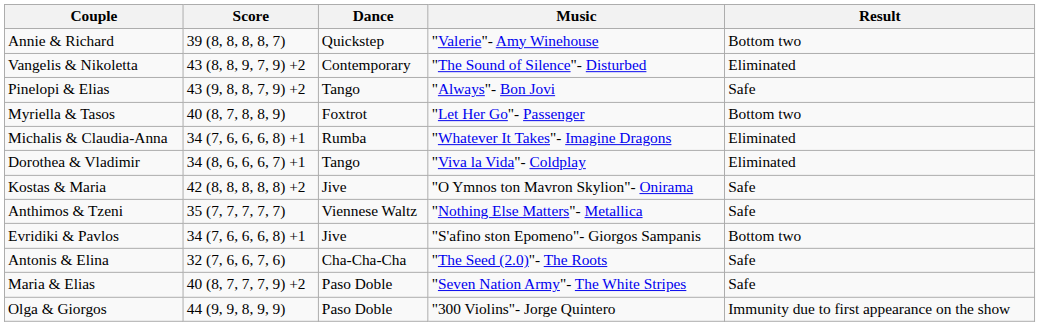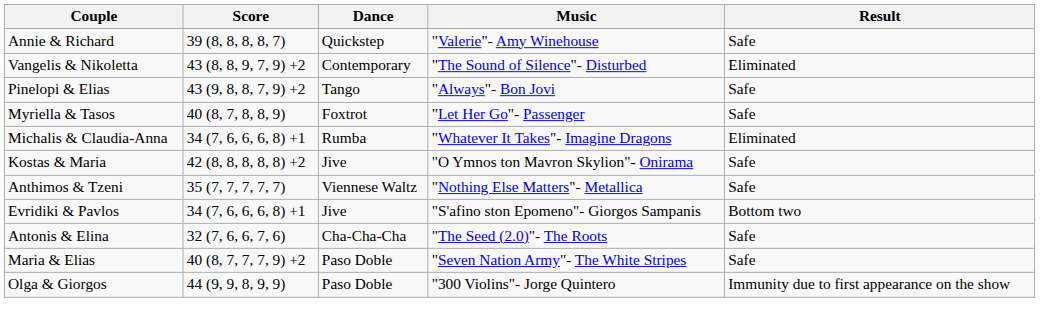(765, 41) Bottom two -> (742, 41) Safe
(765, 114) Bottom two -> (742, 114) Safe
- row: (74, 162)
